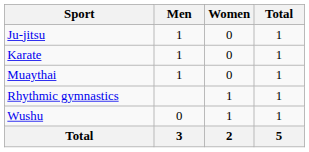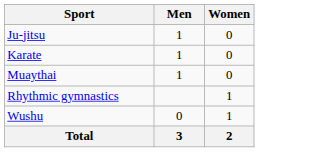- column: (279, 14)
